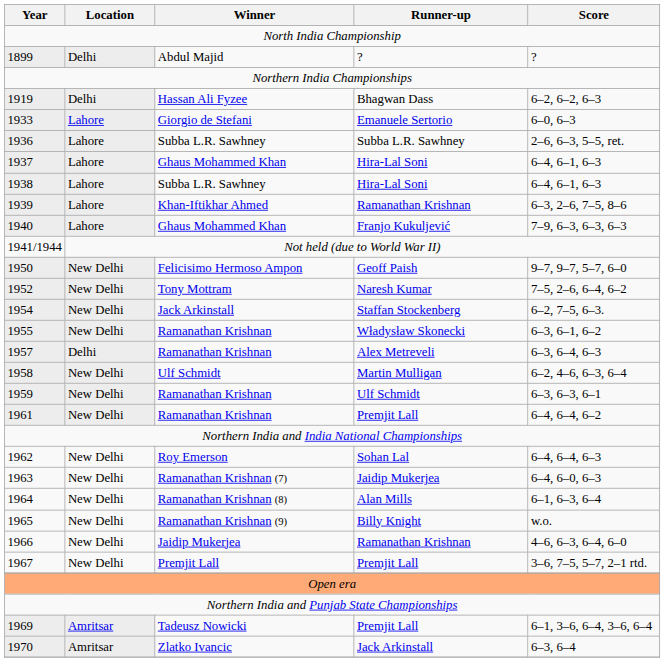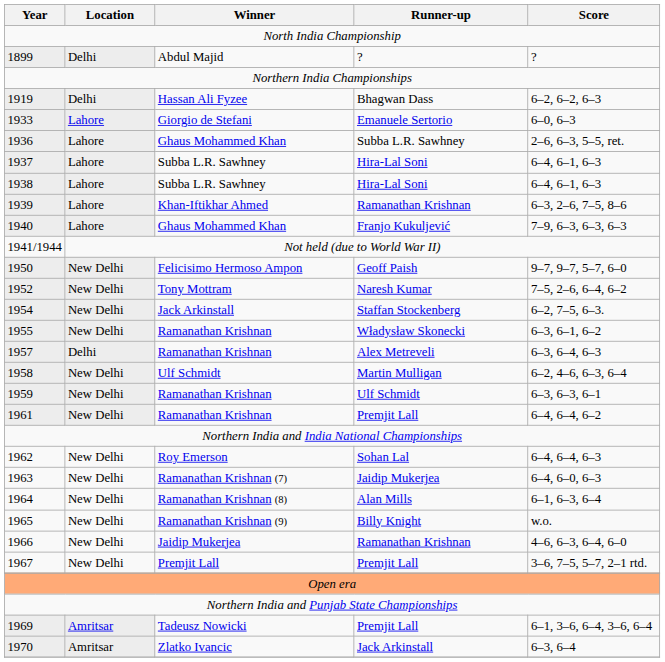(212, 141) Subba L.R. Sawhney -> (222, 141) Ghaus Mohammed Khan
(222, 162) Ghaus Mohammed Khan -> (212, 162) Subba L.R. Sawhney
